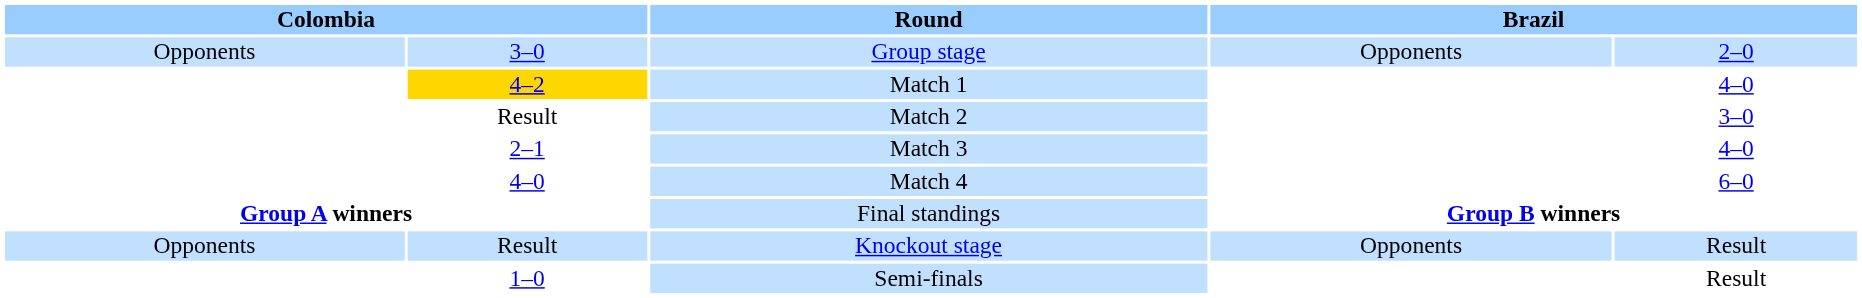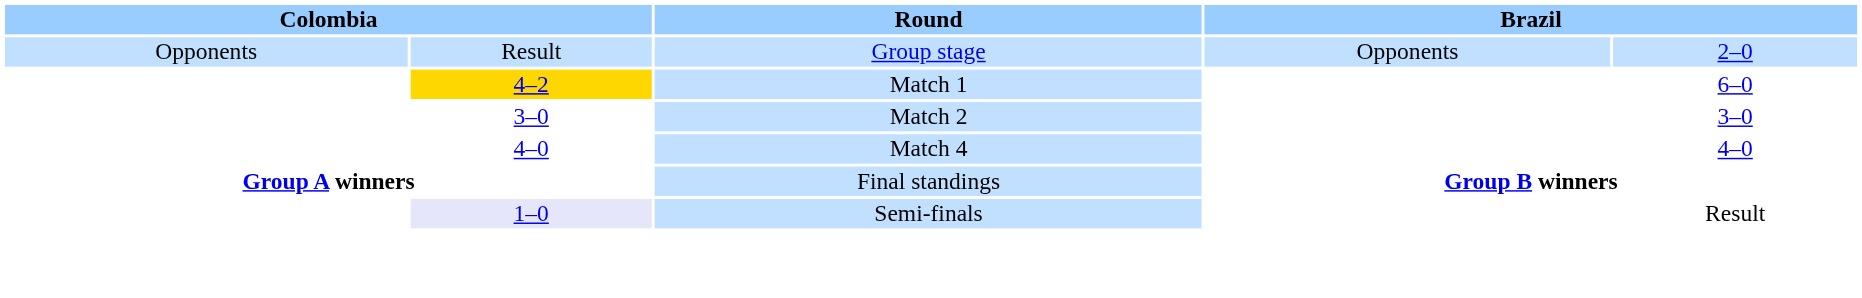(527, 51) 3–0 -> (531, 51) Result
(1736, 84) 4–0 -> (1735, 84) 6–0
(527, 116) Result -> (531, 116) 3–0
- row: (929, 148)
(1736, 181) 6–0 -> (1735, 148) 4–0
- row: (929, 245)
(527, 278) no background -> (531, 213) lavender background
